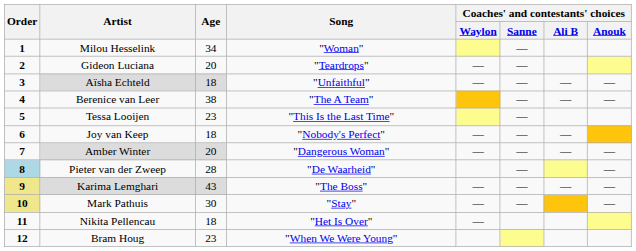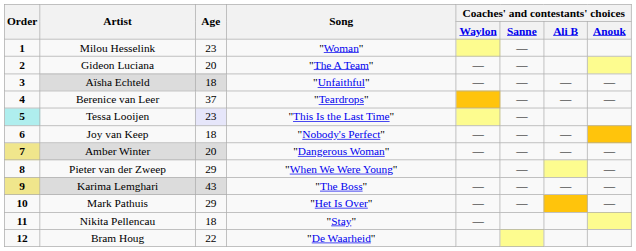(211, 48) 34 -> (211, 48) 23
(341, 65) "Teardrops" -> (341, 65) "The A Team"
(211, 100) 38 -> (211, 100) 37
(341, 100) "The A Team" -> (341, 100) "Teardrops"
(22, 117) no background -> (22, 117) paleturquoise background
(211, 117) no background -> (211, 117) lavender background
(22, 151) no background -> (22, 151) khaki background
(22, 169) lightblue background -> (22, 169) no background
(211, 169) 28 -> (211, 169) 29
(341, 169) "De Waarheid" -> (341, 169) "When We Were Young"
(22, 203) khaki background -> (22, 203) no background
(211, 203) 30 -> (211, 203) 29
(341, 203) "Stay" -> (341, 203) "Het Is Over"
(341, 221) "Het Is Over" -> (341, 221) "Stay"
(211, 238) 23 -> (211, 238) 22
(341, 238) "When We Were Young" -> (341, 238) "De Waarheid"
